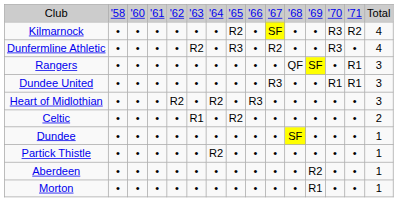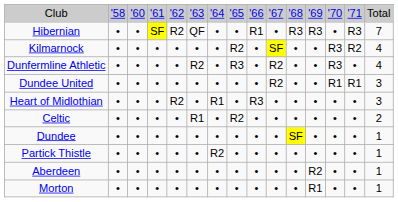+ row: (56, 31)
- row: (56, 66)
(275, 84) R3 -> (276, 84) R2
(216, 101) R2 -> (217, 101) R1
